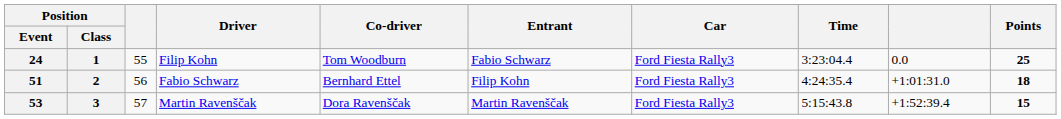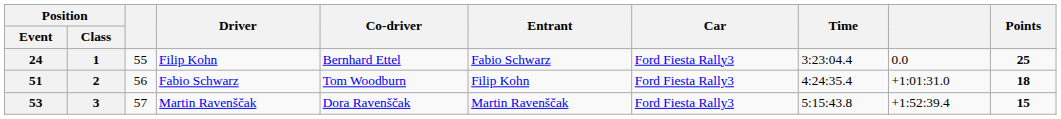(364, 59) Tom Woodburn -> (362, 59) Bernhard Ettel
(362, 81) Bernhard Ettel -> (364, 81) Tom Woodburn
